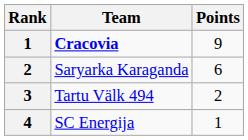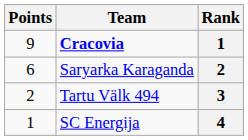columns swapped: (28, 17) <-> (218, 17)
